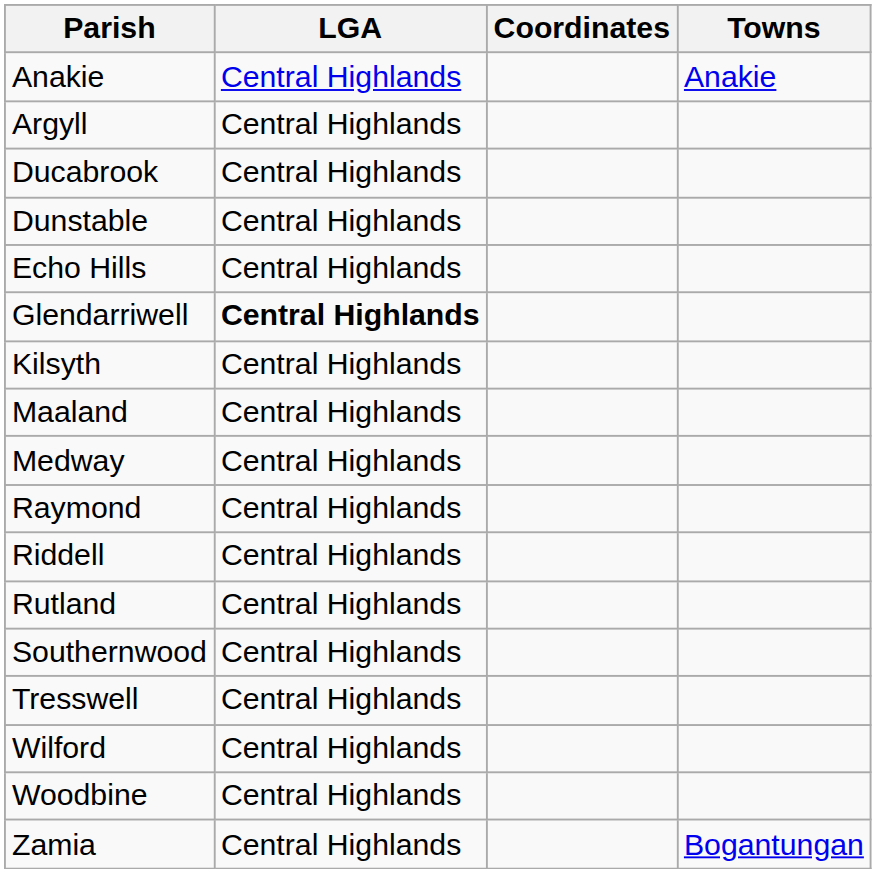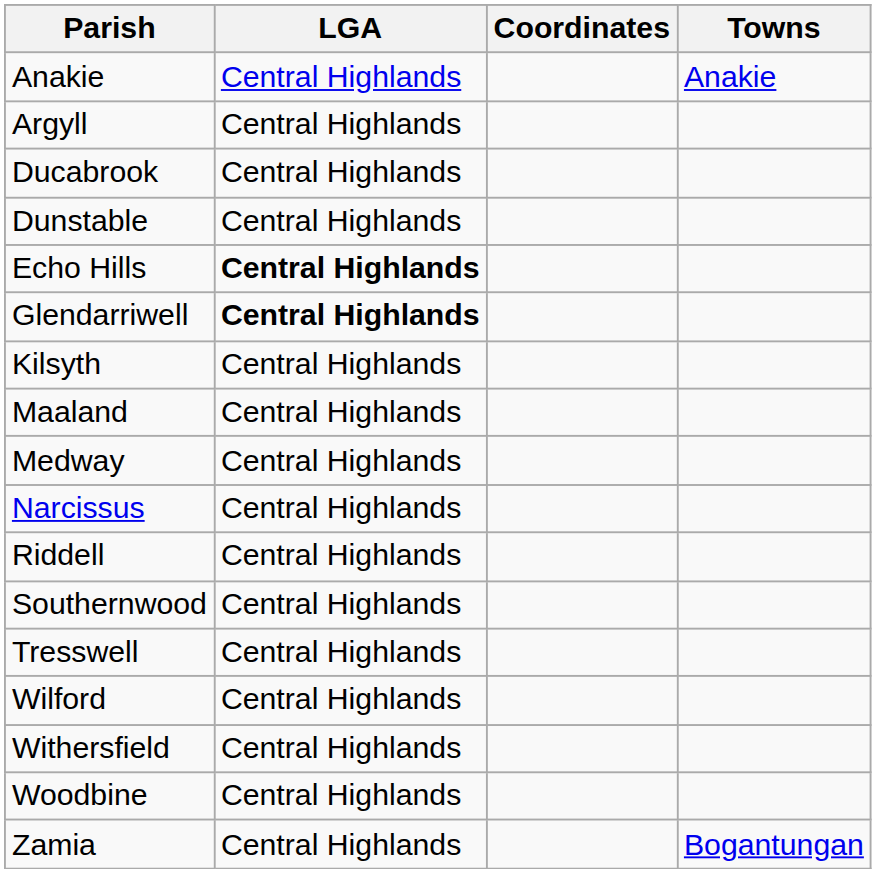(341, 268) normal -> (350, 268) bold
+ row: (78, 508)
- row: (77, 508)
- row: (64, 603)
+ row: (91, 747)
